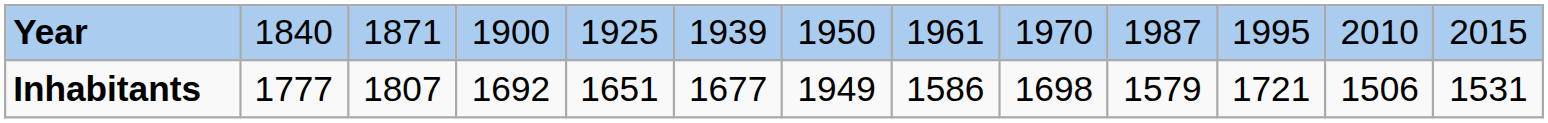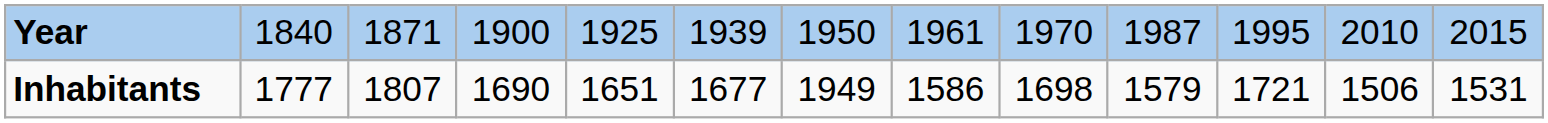(511, 88) 1692 -> (511, 88) 1690
